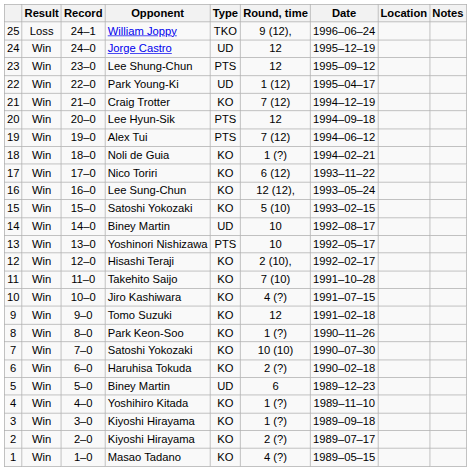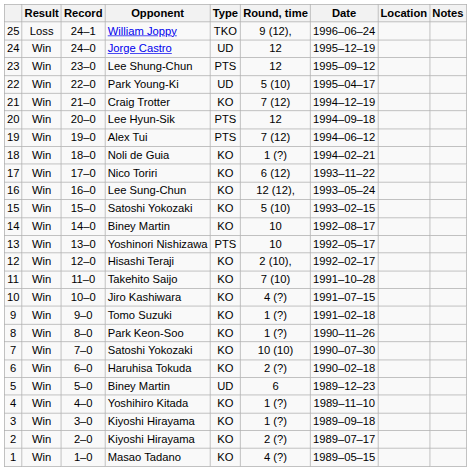(275, 84) 1 (12) -> (275, 84) 5 (10)
(225, 226) UD -> (225, 226) KO
(275, 315) 12 -> (276, 315) 1 (?)
